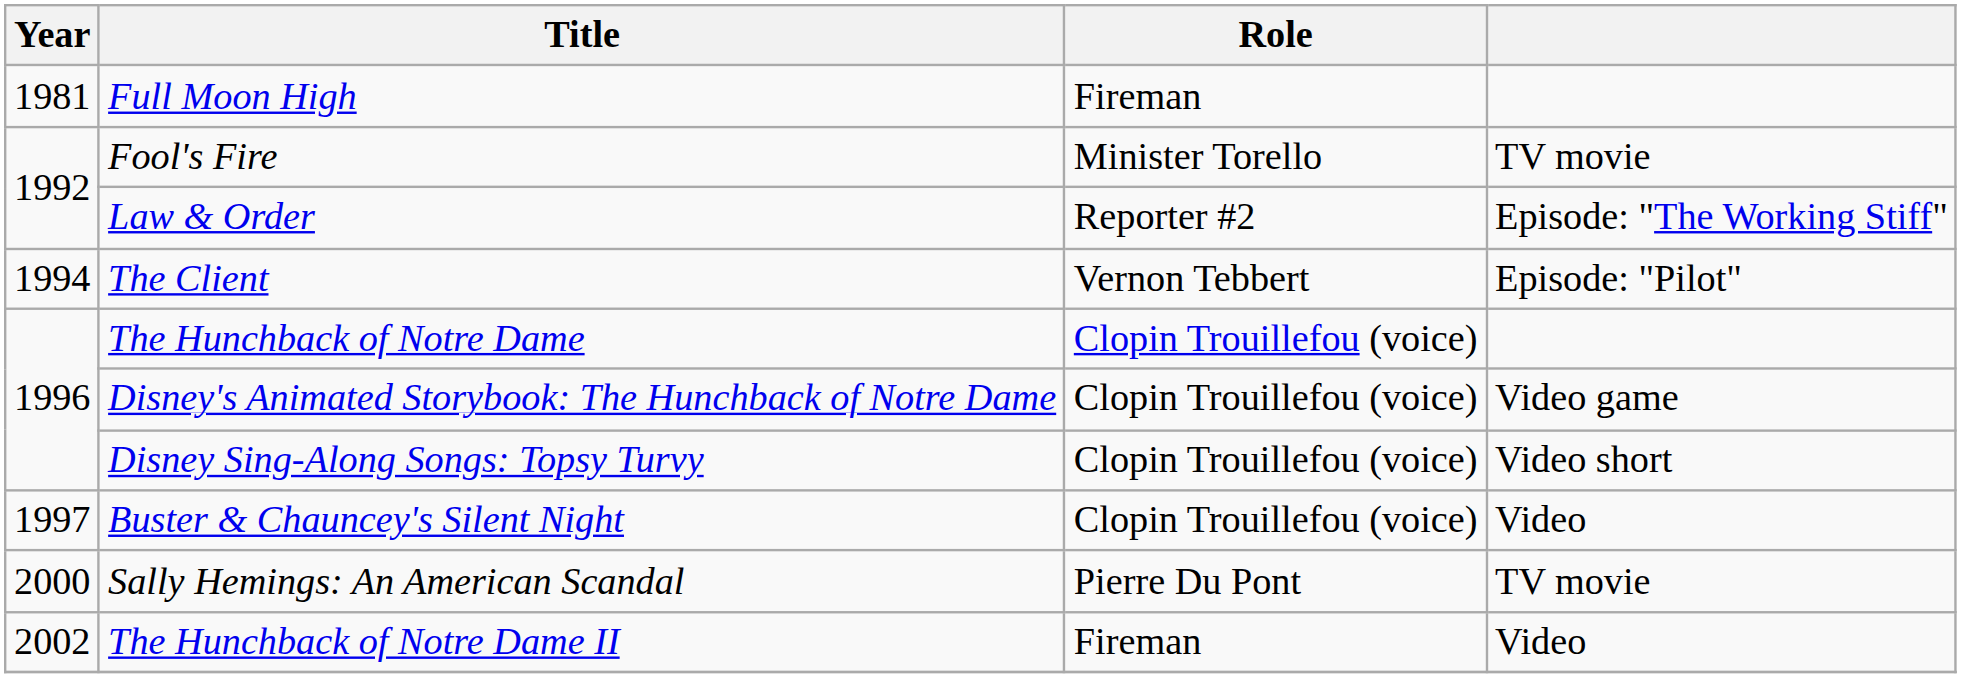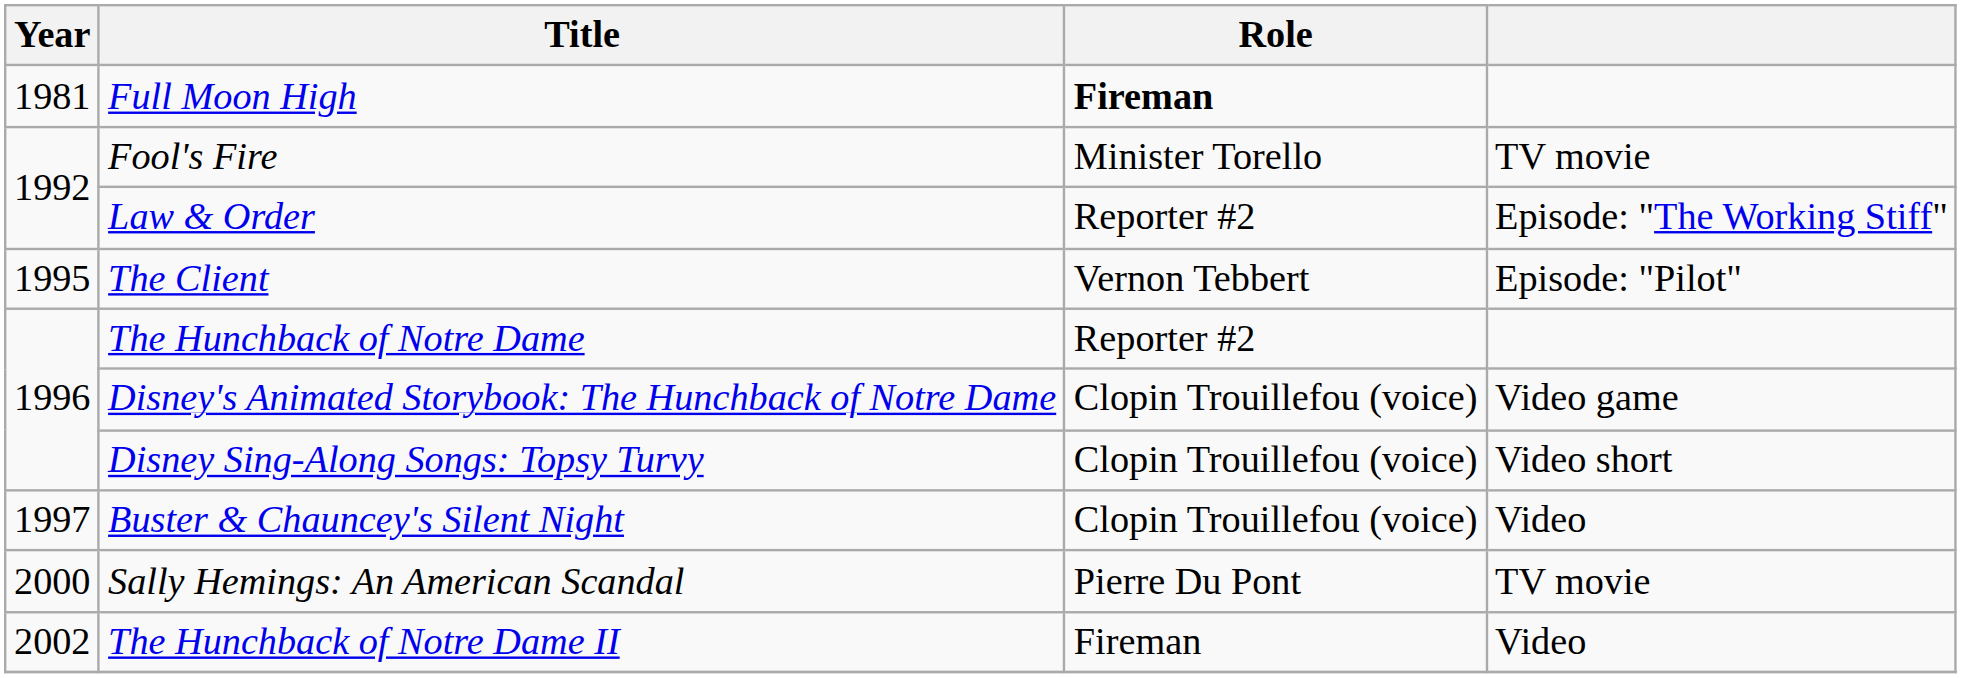(1138, 95) normal -> (1144, 95) bold
(52, 277) 1994 -> (52, 277) 1995
(1276, 338) Clopin Trouillefou (voice) -> (1165, 338) Reporter #2
